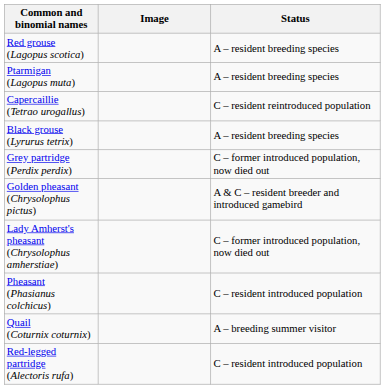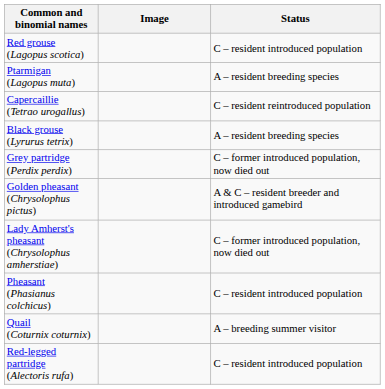(276, 48) A – resident breeding species -> (288, 48) C – resident introduced population
